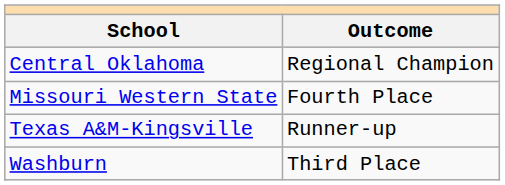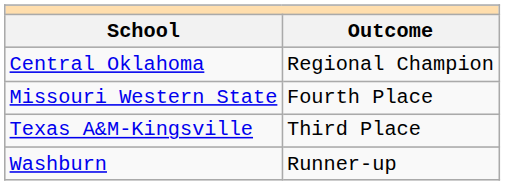(342, 130) Runner-up -> (354, 130) Third Place
(354, 163) Third Place -> (342, 163) Runner-up
